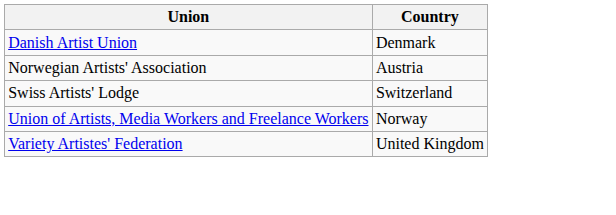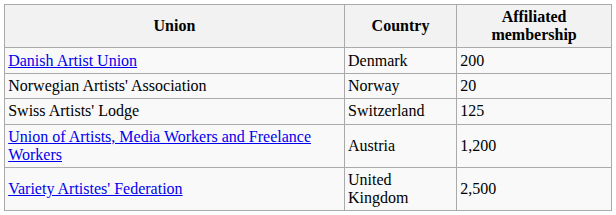+ column: (534, 26)
(399, 67) Austria -> (374, 85) Norway
(402, 118) Norway -> (372, 145) Austria
